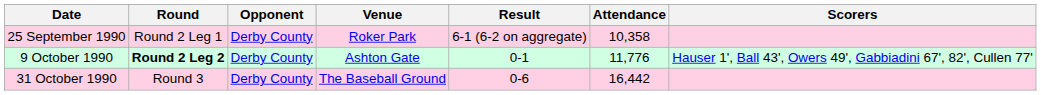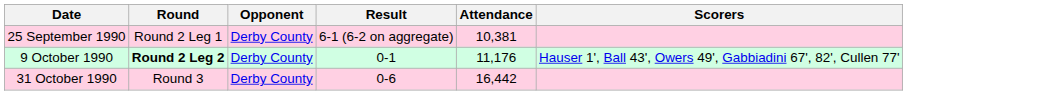- column: (382, 15)
(629, 36) 10,358 -> (496, 36) 10,381
(629, 57) 11,776 -> (496, 57) 11,176
